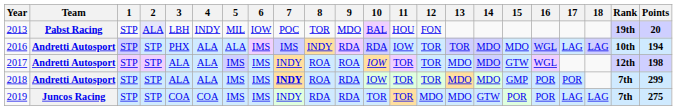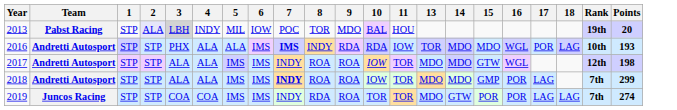- column: (431, 12)
(179, 29) no background -> (179, 29) lightgrey background
(289, 46) normal -> (289, 46) bold
(572, 46) LAG -> (544, 46) POR
(656, 46) 194 -> (627, 46) 193
(349, 79) RDA -> (349, 79) ROA
(572, 79) POR -> (544, 79) LAG
(349, 96) RDA -> (349, 96) ROA
(656, 96) 275 -> (627, 96) 274
